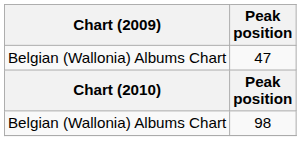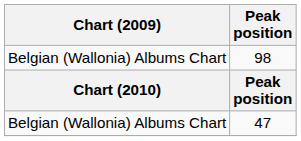rows swapped: (263, 123) <-> (263, 57)
